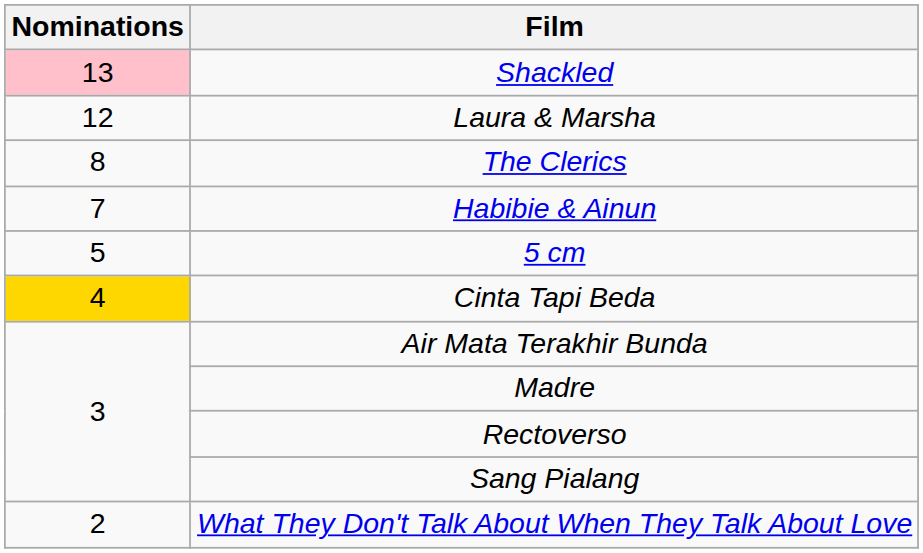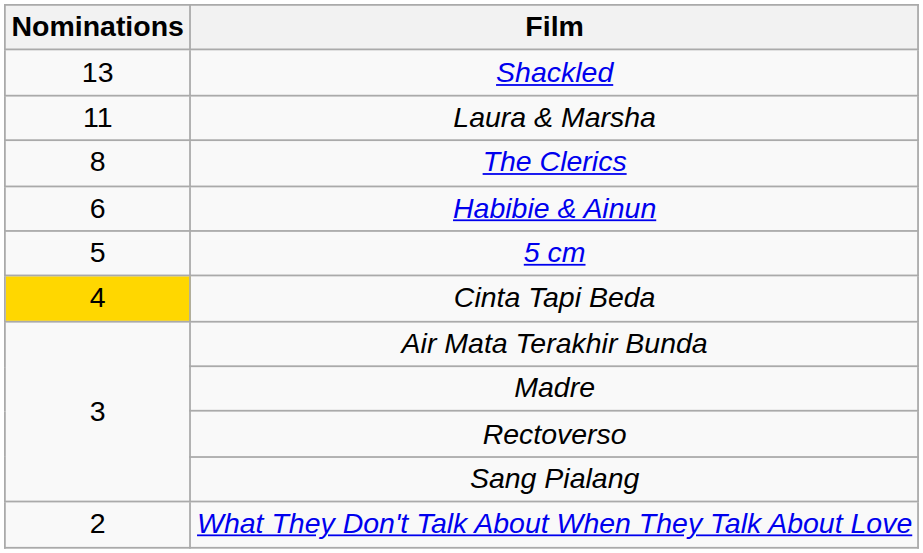(98, 72) pink background -> (98, 72) no background
(98, 117) 12 -> (98, 117) 11
(98, 207) 7 -> (98, 207) 6
